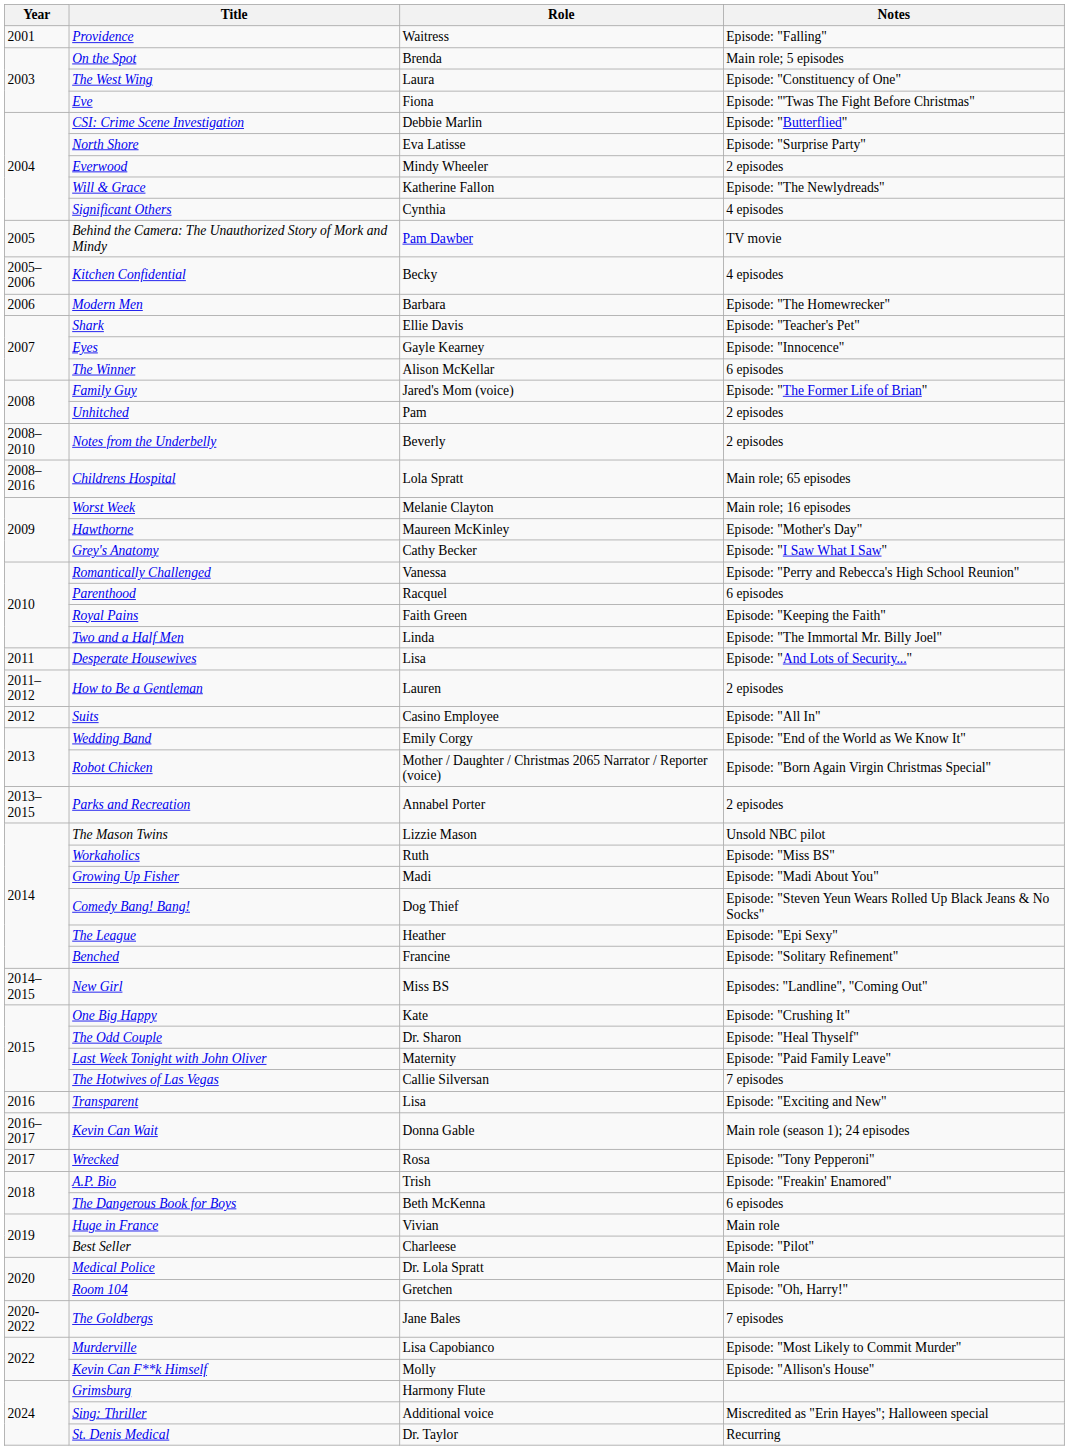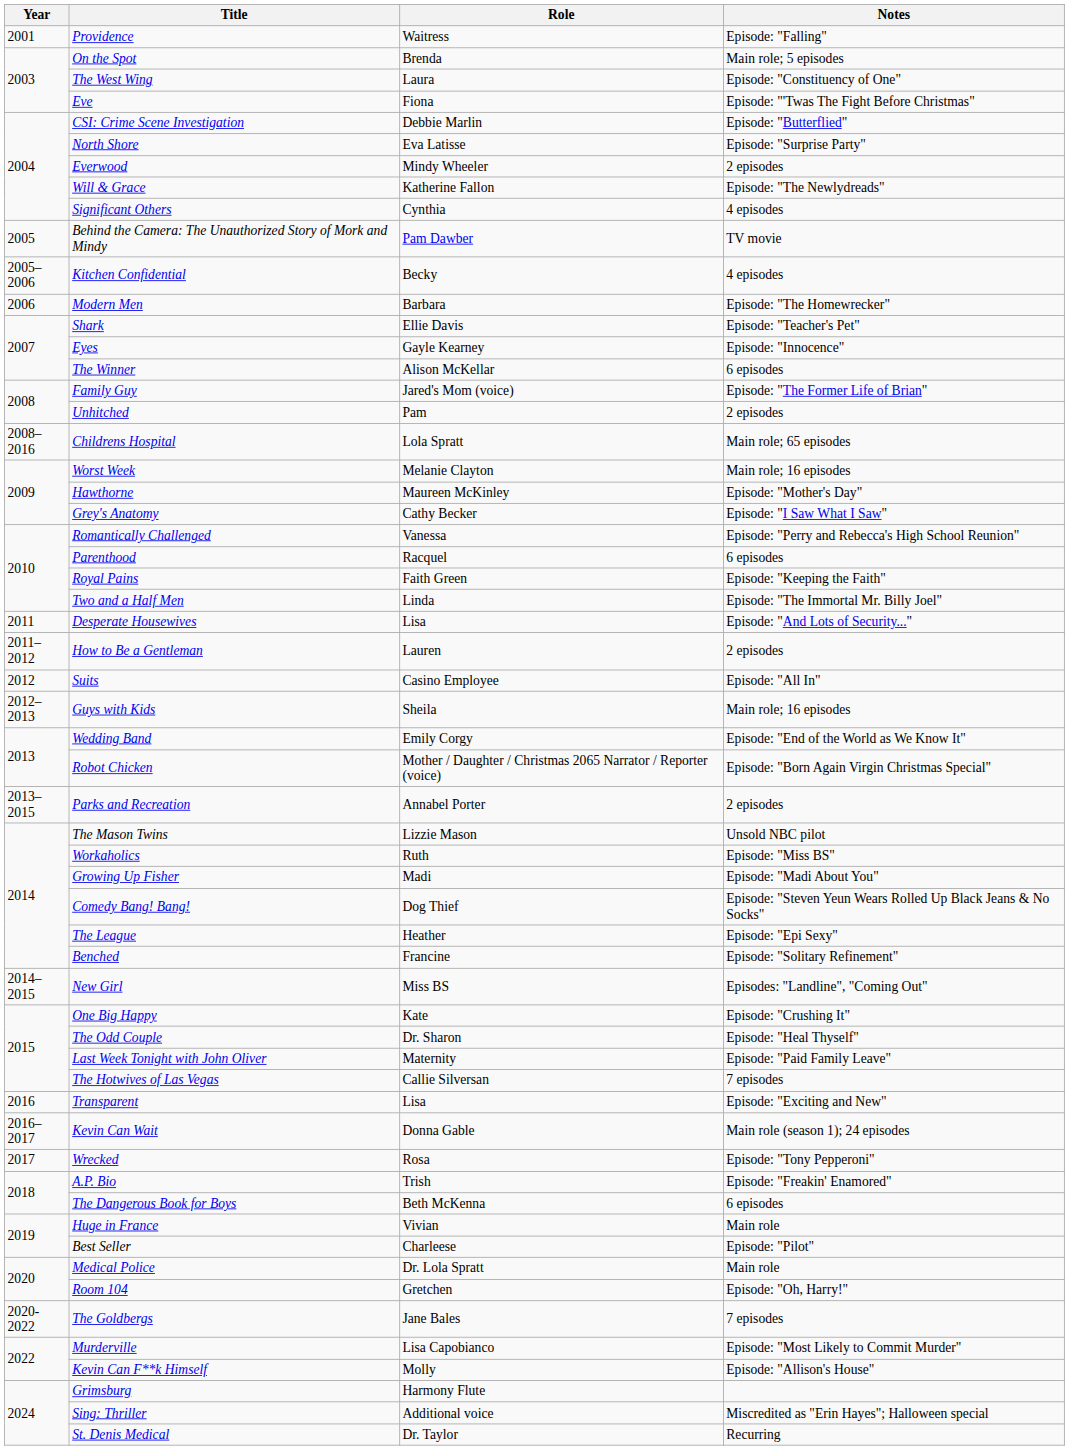- row: (144, 441)
+ row: (114, 709)
